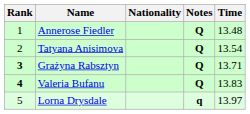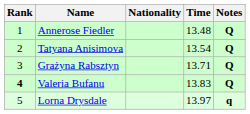columns swapped: (230, 13) <-> (199, 13)
(20, 65) bold -> (20, 65) normal
